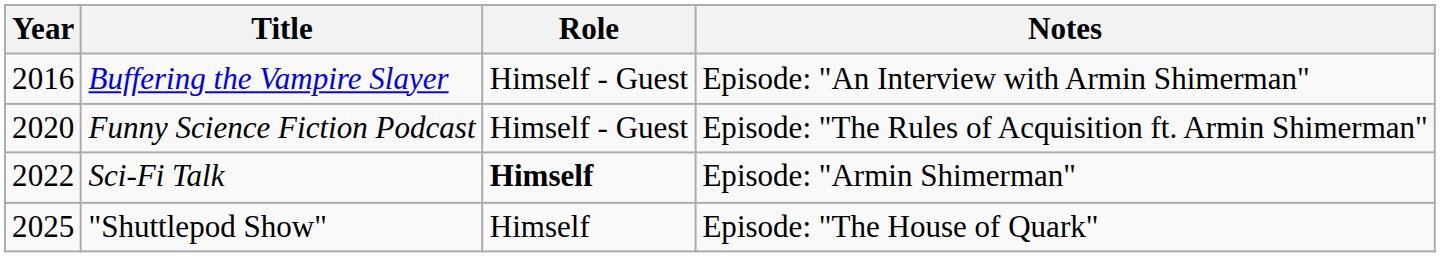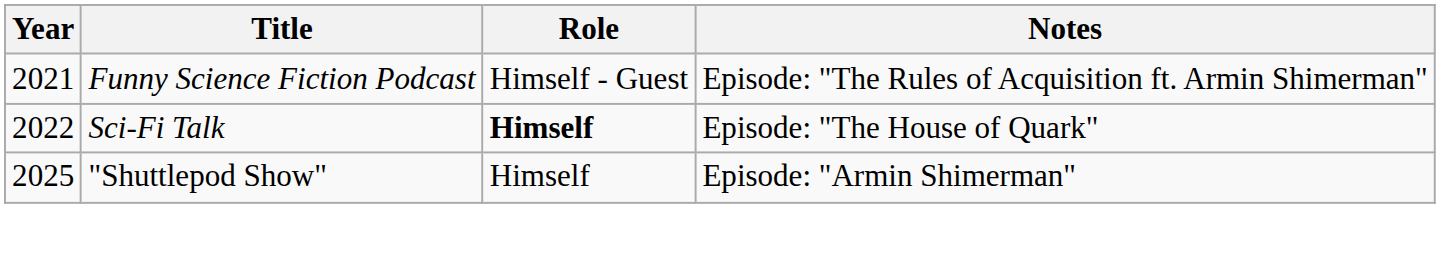- row: (269, 78)
(43, 127) 2020 -> (43, 78) 2021
(889, 176) Episode: "Armin Shimerman" -> (900, 127) Episode: "The House of Quark"
(900, 226) Episode: "The House of Quark" -> (889, 176) Episode: "Armin Shimerman"
